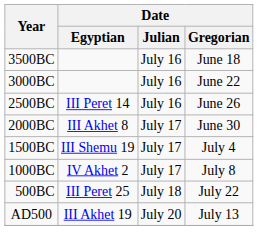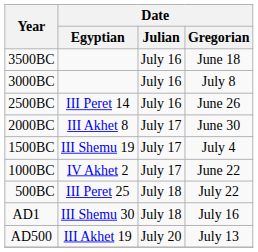(219, 81) June 22 -> (219, 81) July 8
(219, 170) July 8 -> (219, 170) June 22
+ row: (31, 214)
